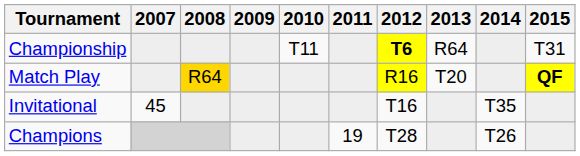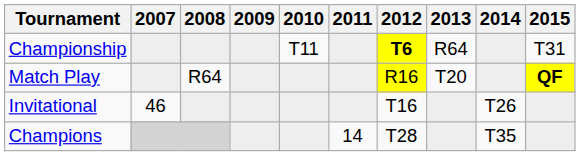(205, 77) gold background -> (205, 77) no background
(155, 106) 45 -> (155, 106) 46
(500, 106) T35 -> (500, 106) T26
(353, 135) 19 -> (353, 135) 14
(500, 135) T26 -> (500, 135) T35
